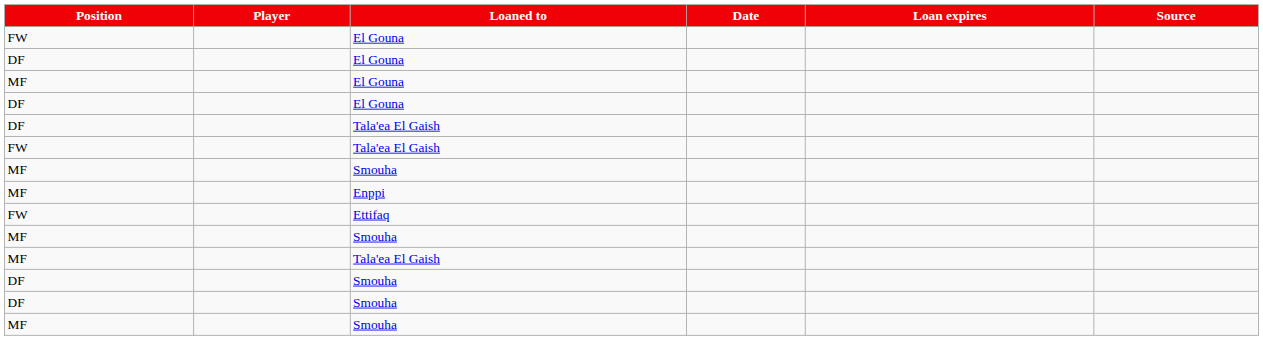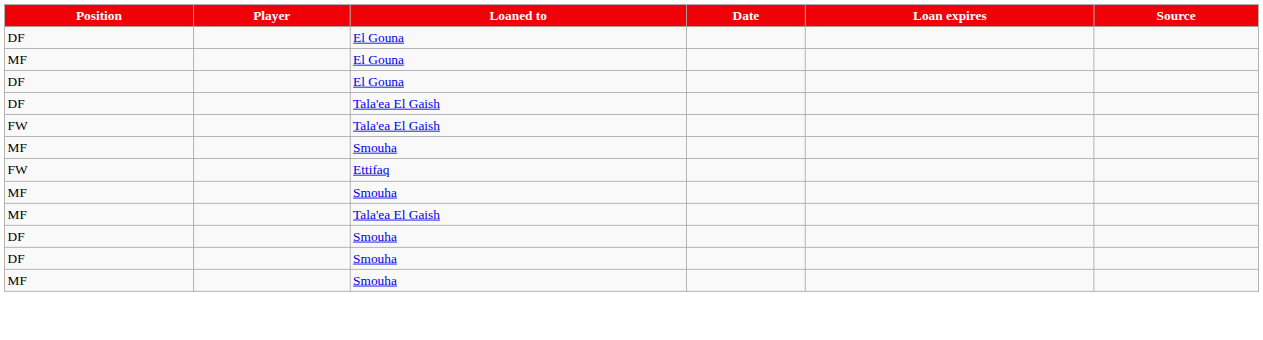- row: (18, 37)
- row: (17, 192)
